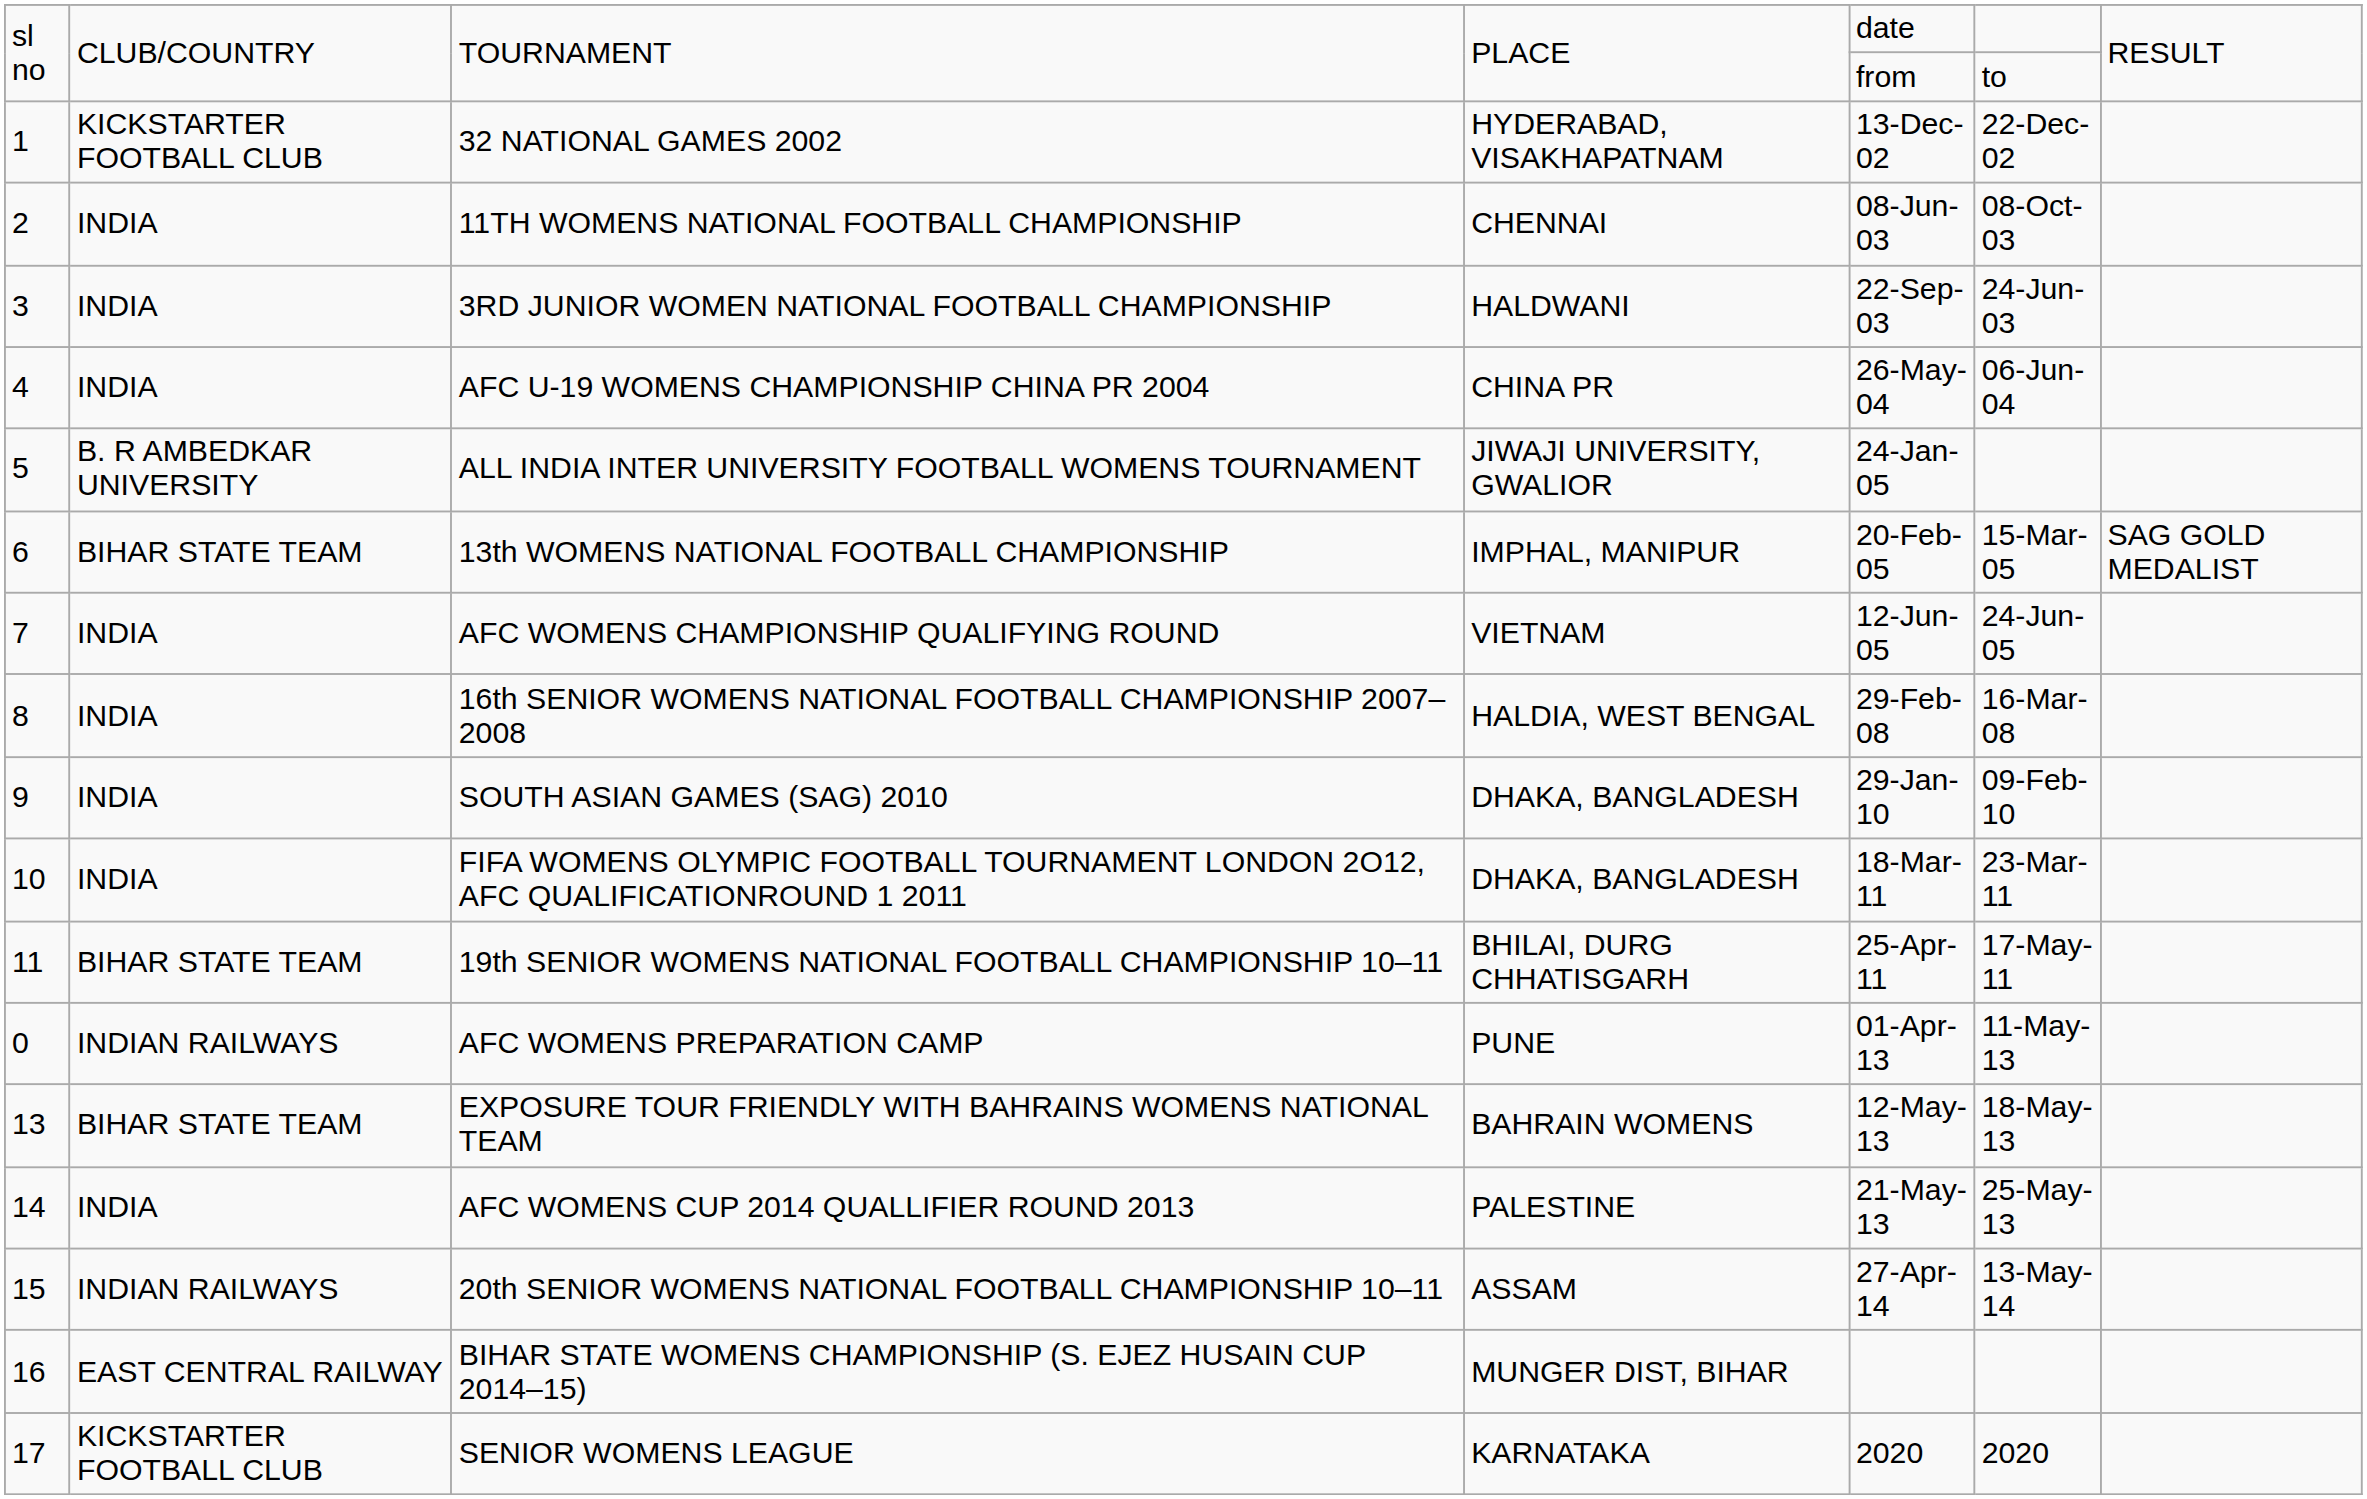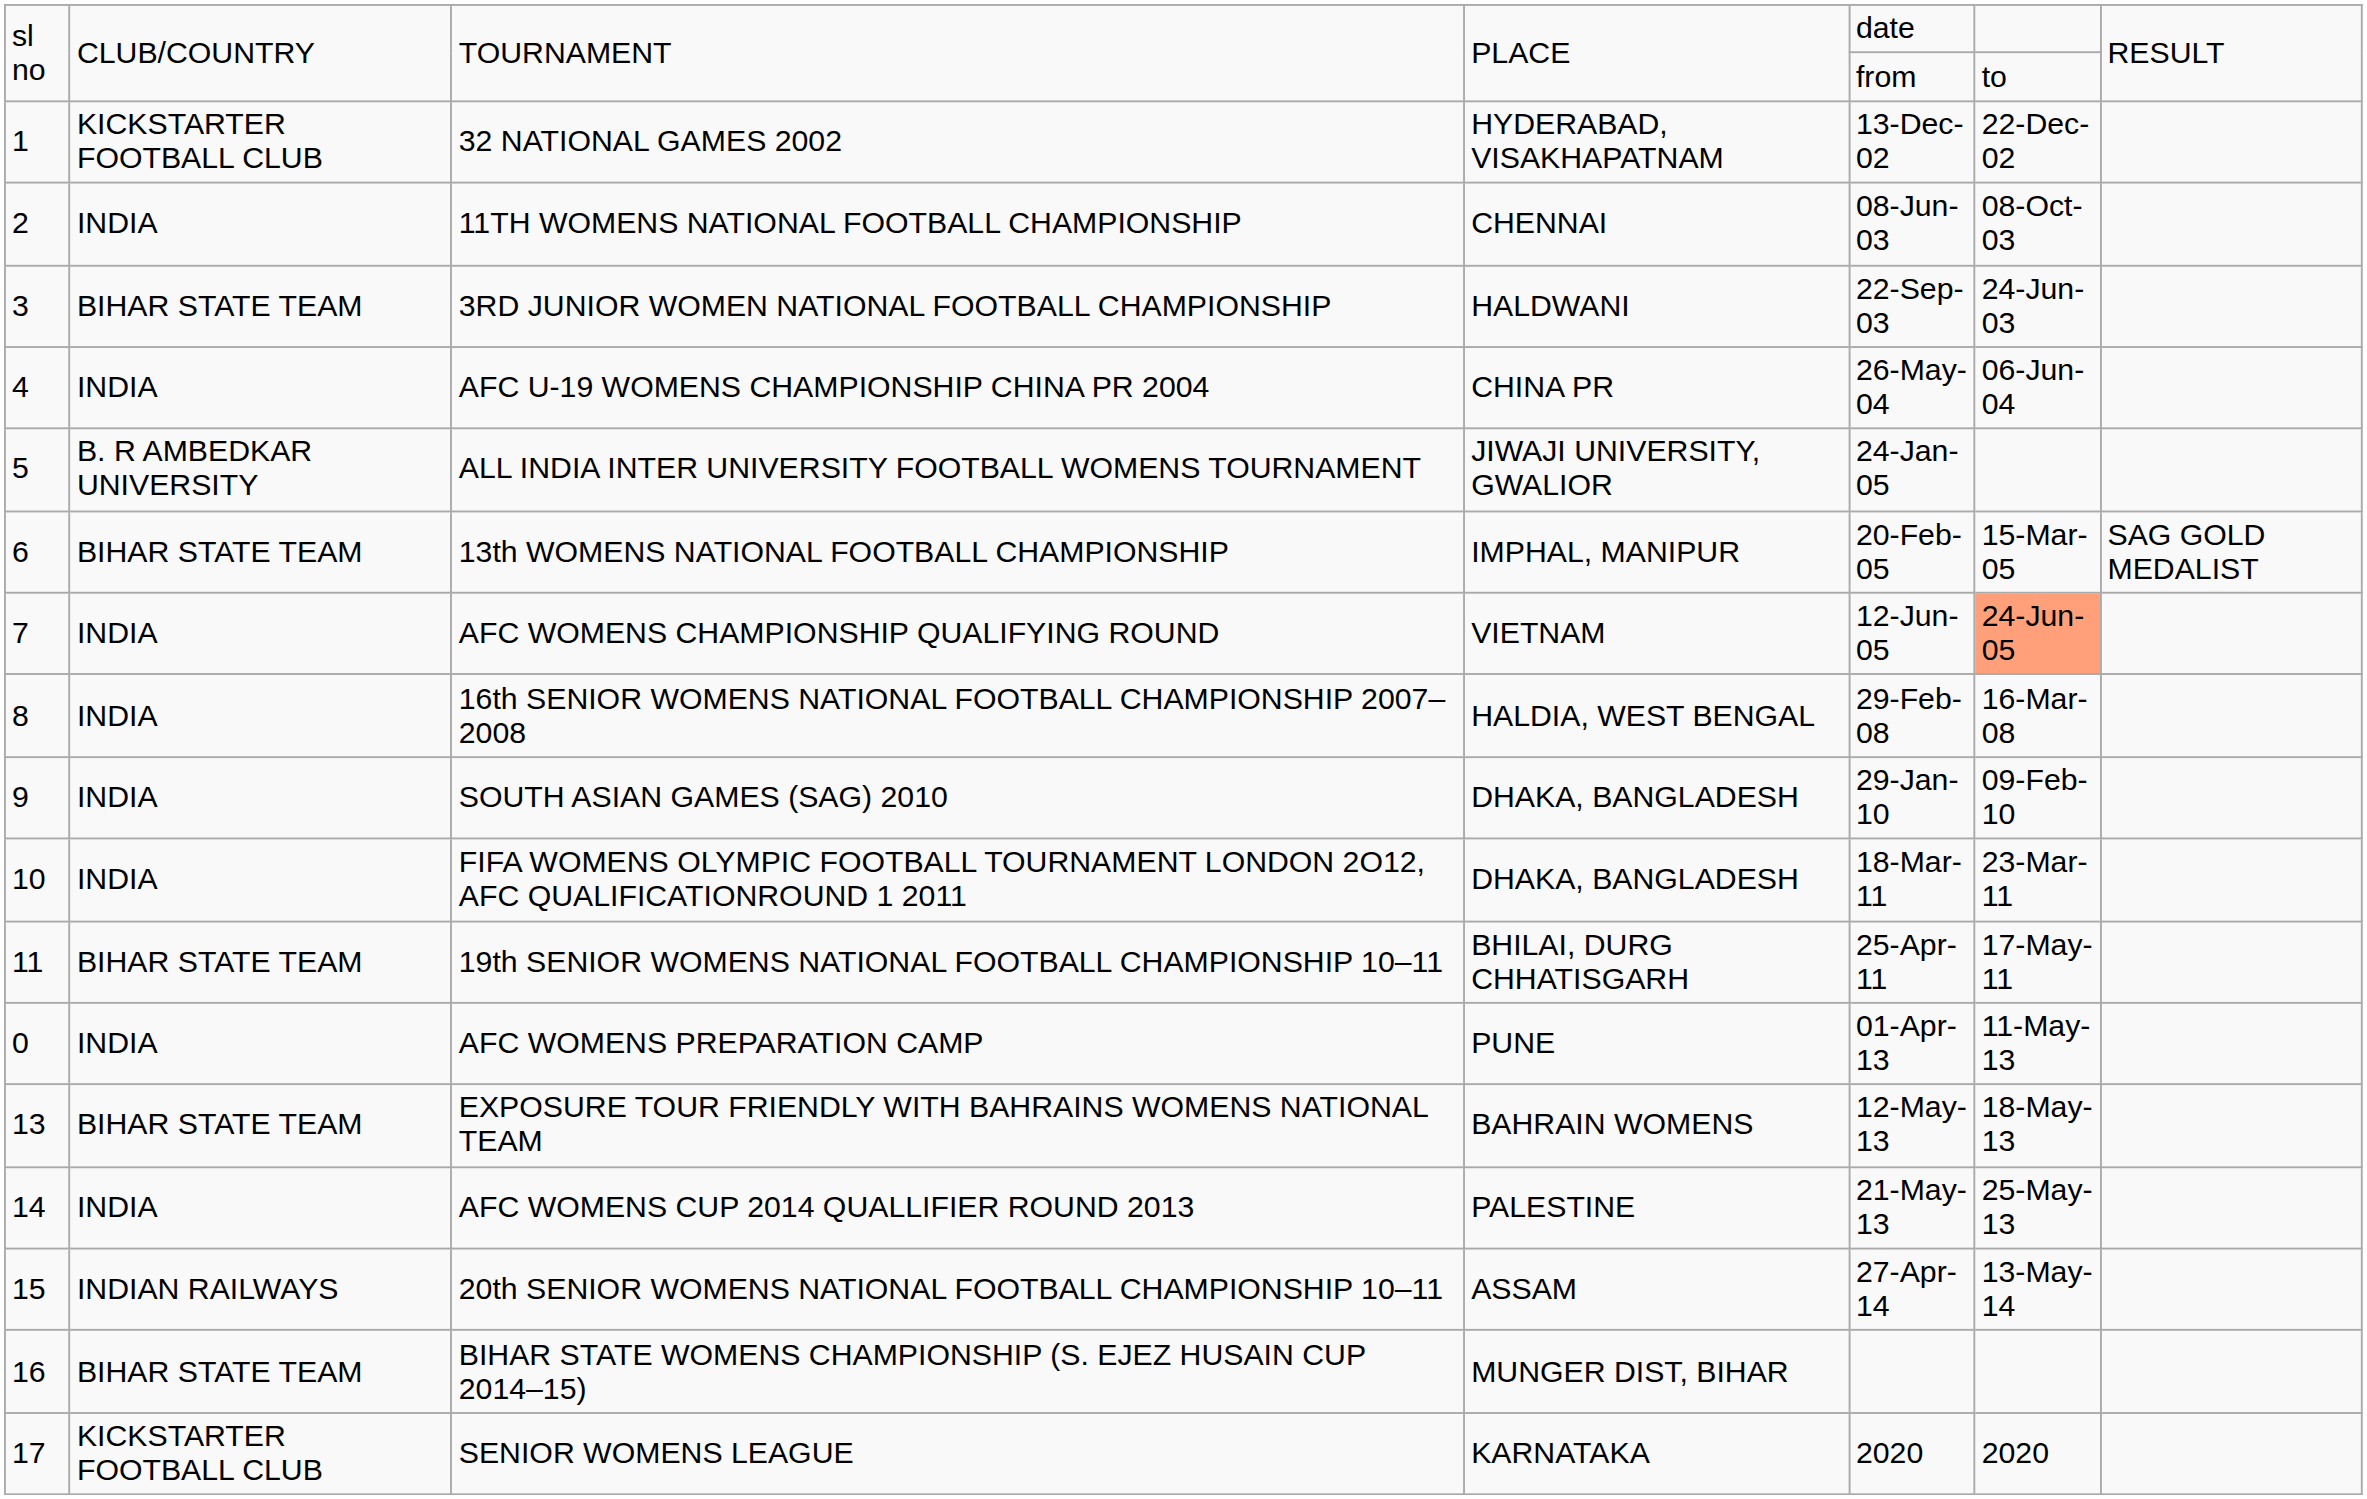(117, 305) INDIA -> (220, 305) BIHAR STATE TEAM
(2033, 633) no background -> (2033, 633) lightsalmon background
(208, 1043) INDIAN RAILWAYS -> (117, 1043) INDIA
(260, 1371) EAST CENTRAL RAILWAY -> (220, 1371) BIHAR STATE TEAM
